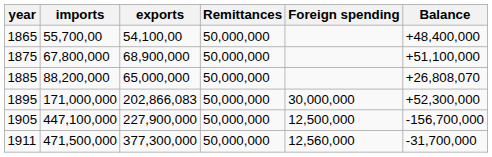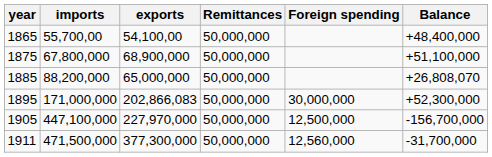(160, 120) 227,900,000 -> (160, 120) 227,970,000
